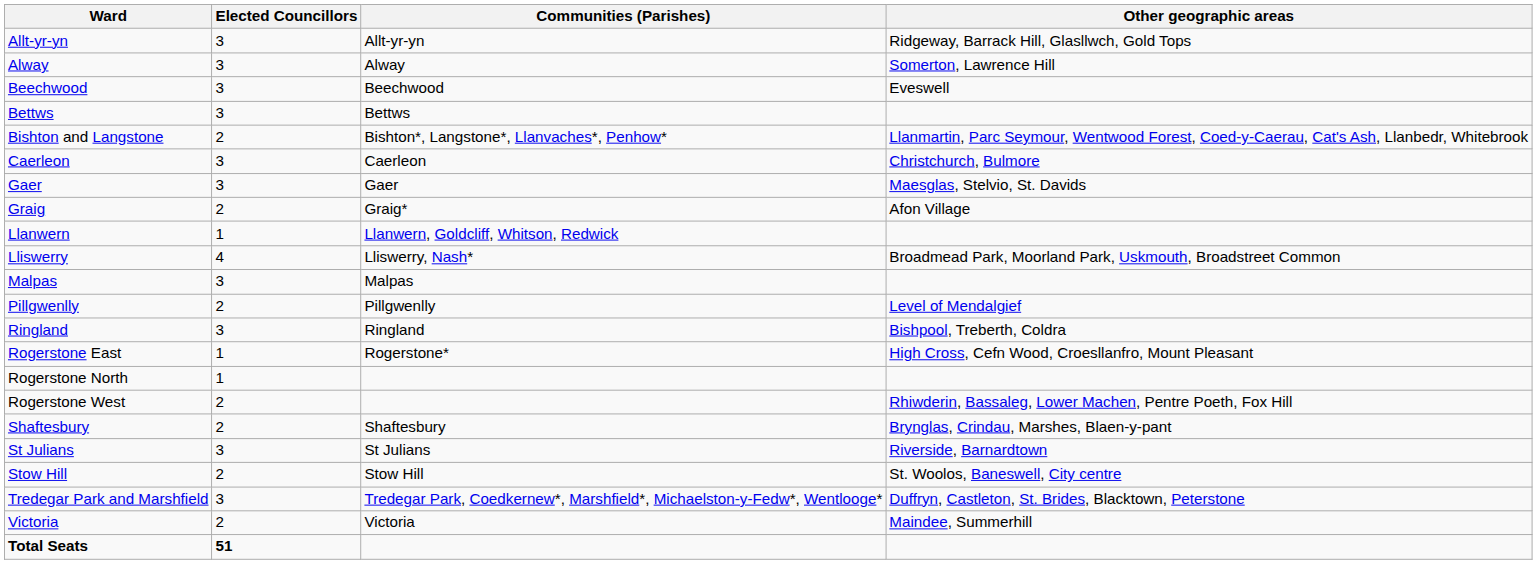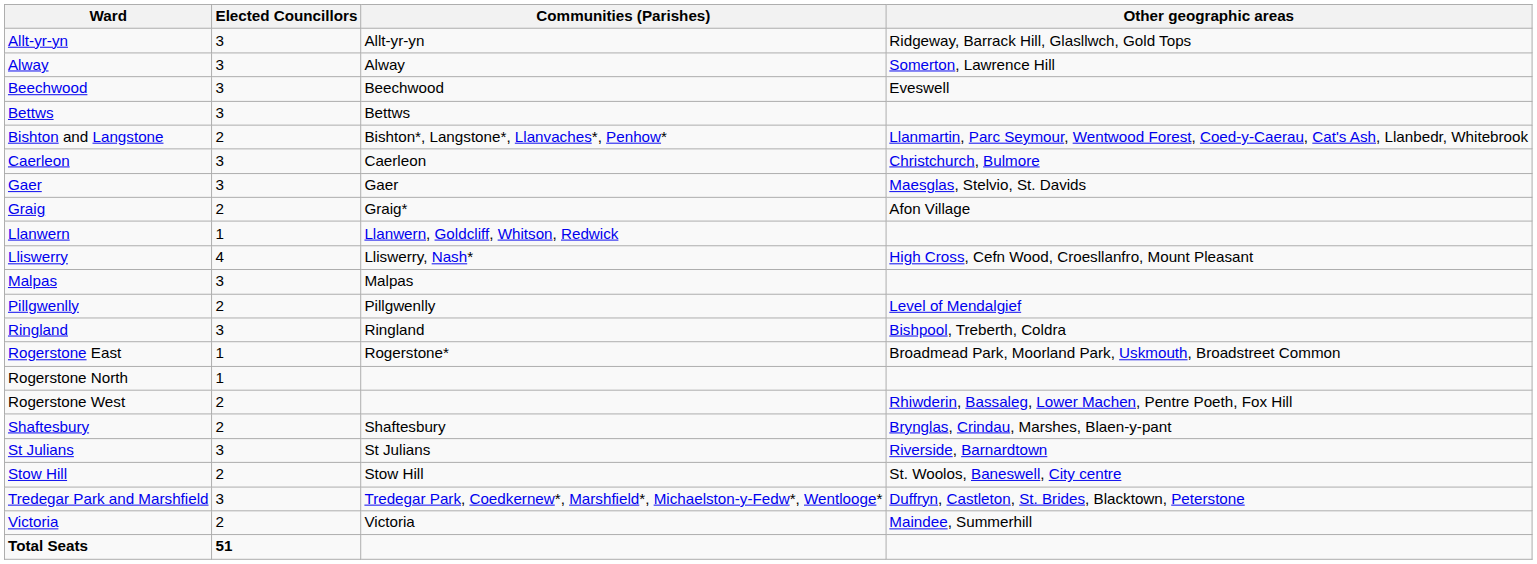(1115, 257) Broadmead Park, Moorland Park, Uskmouth, Broadstreet Common -> (1071, 257) High Cross, Cefn Wood, Croesllanfro, Mount Pleasant
(1071, 354) High Cross, Cefn Wood, Croesllanfro, Mount Pleasant -> (1115, 354) Broadmead Park, Moorland Park, Uskmouth, Broadstreet Common
